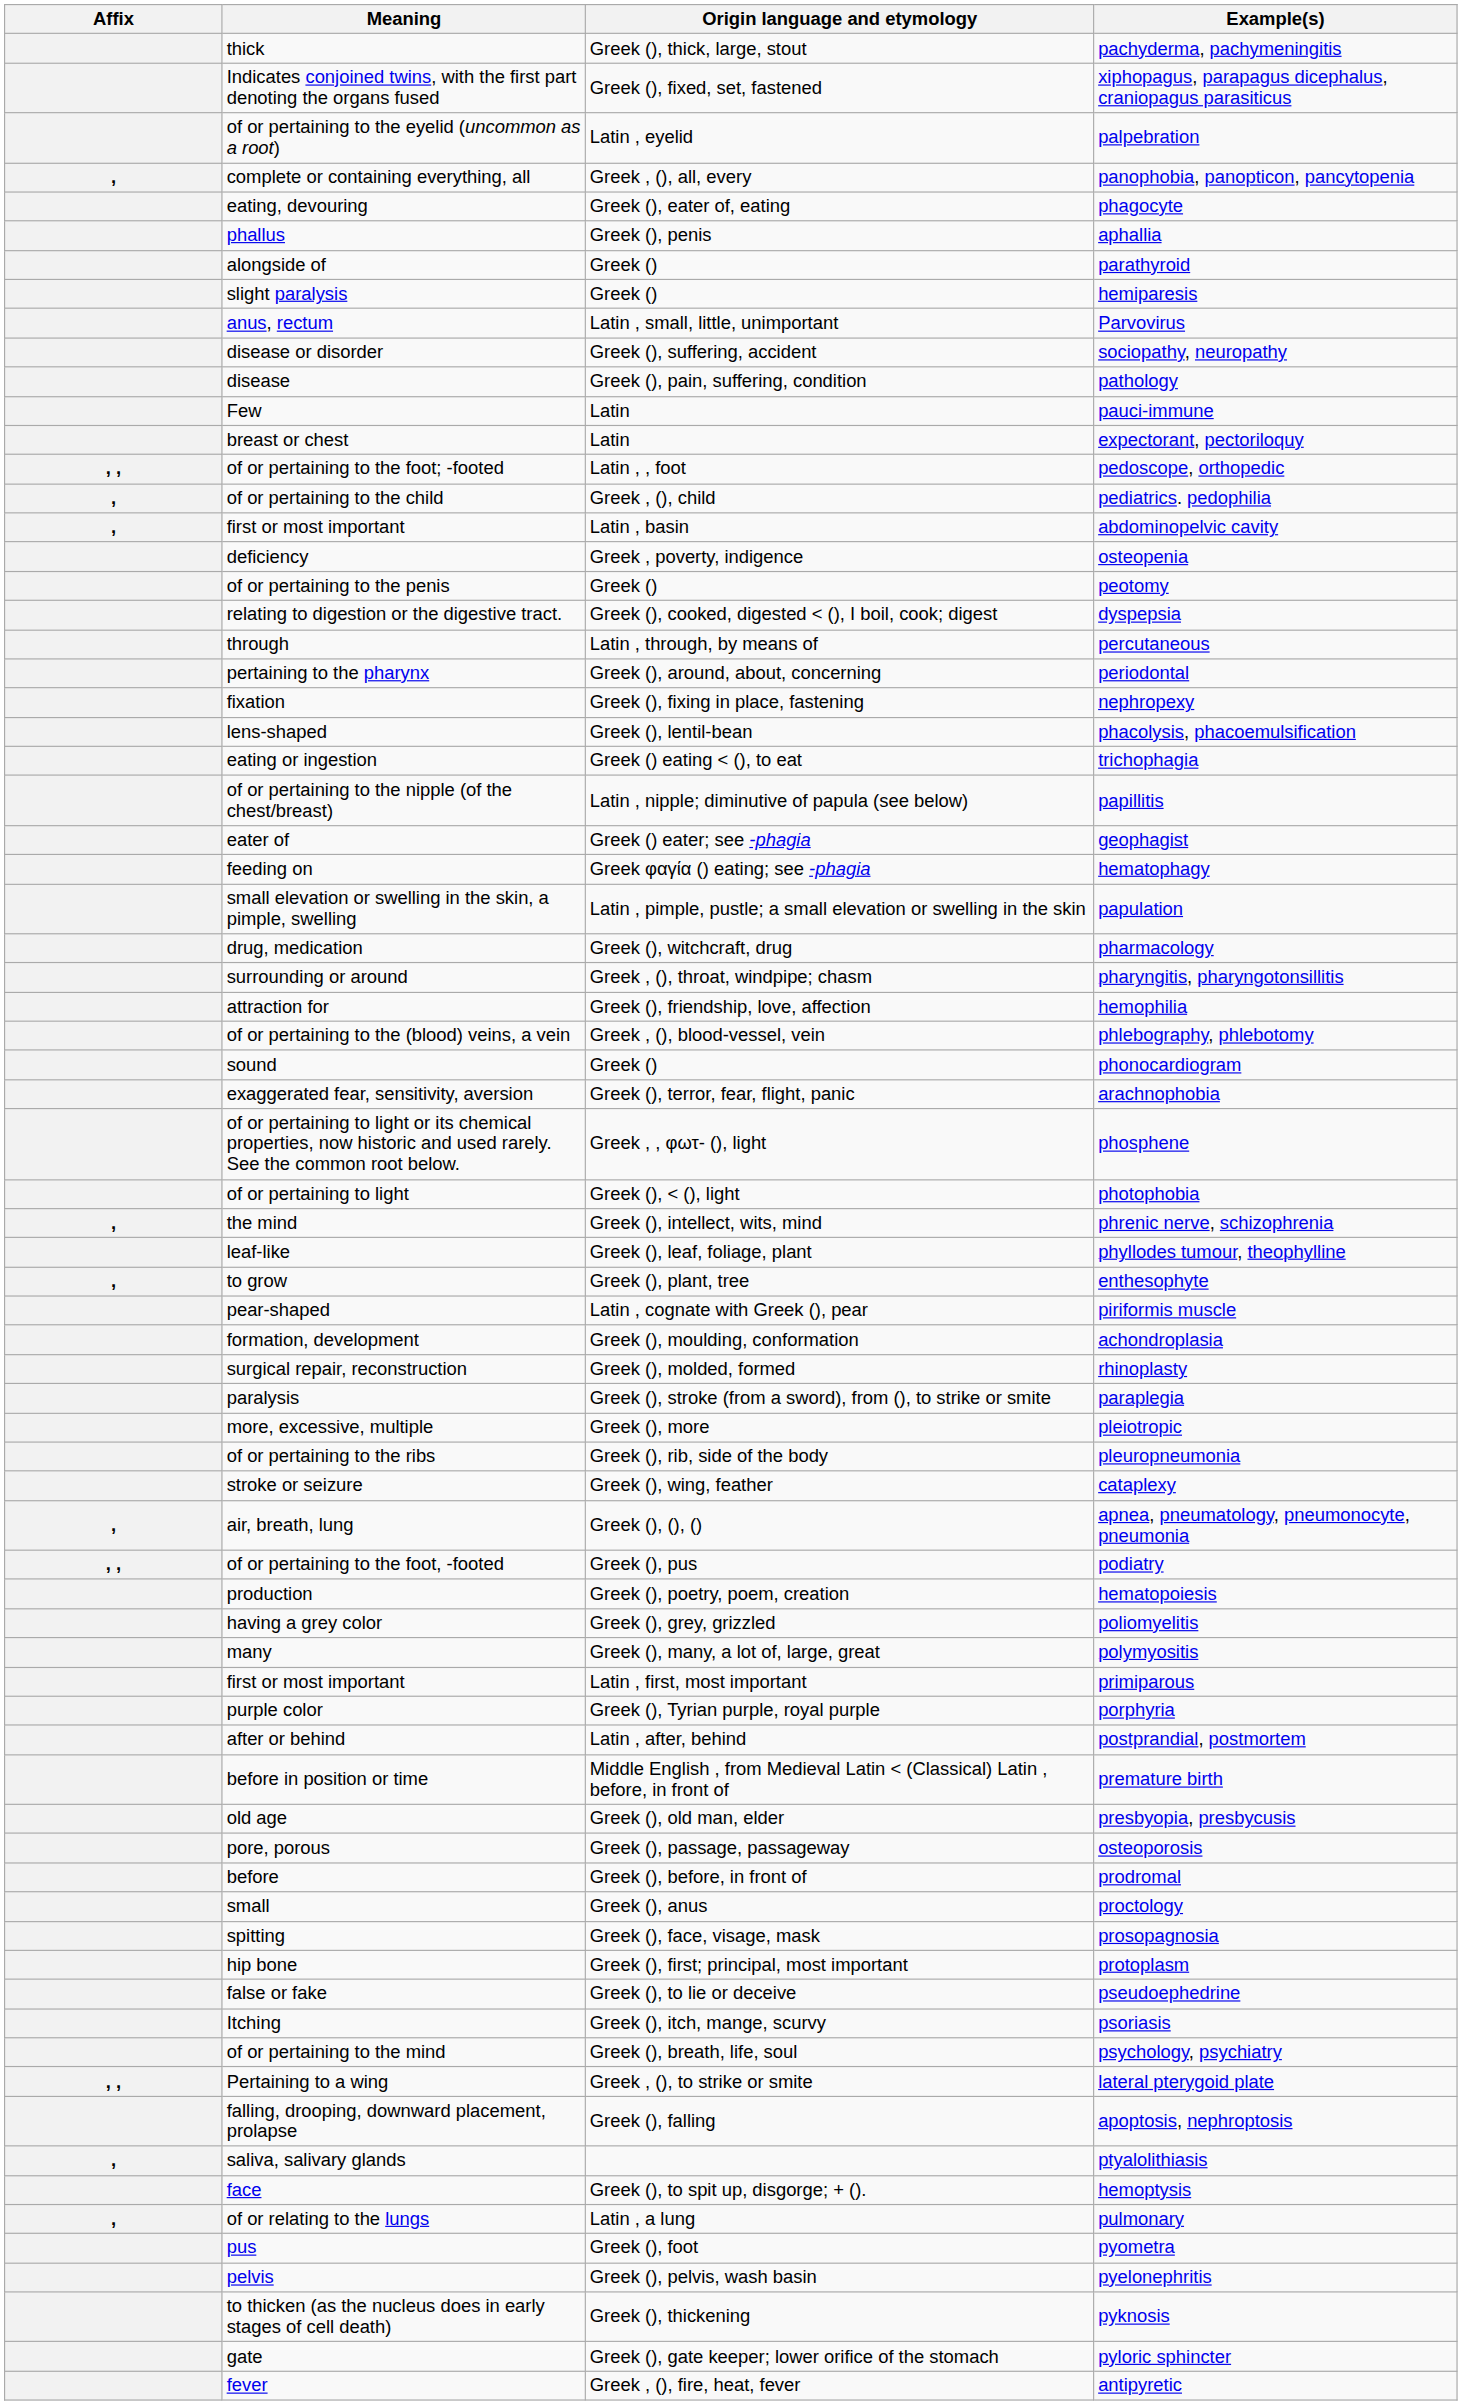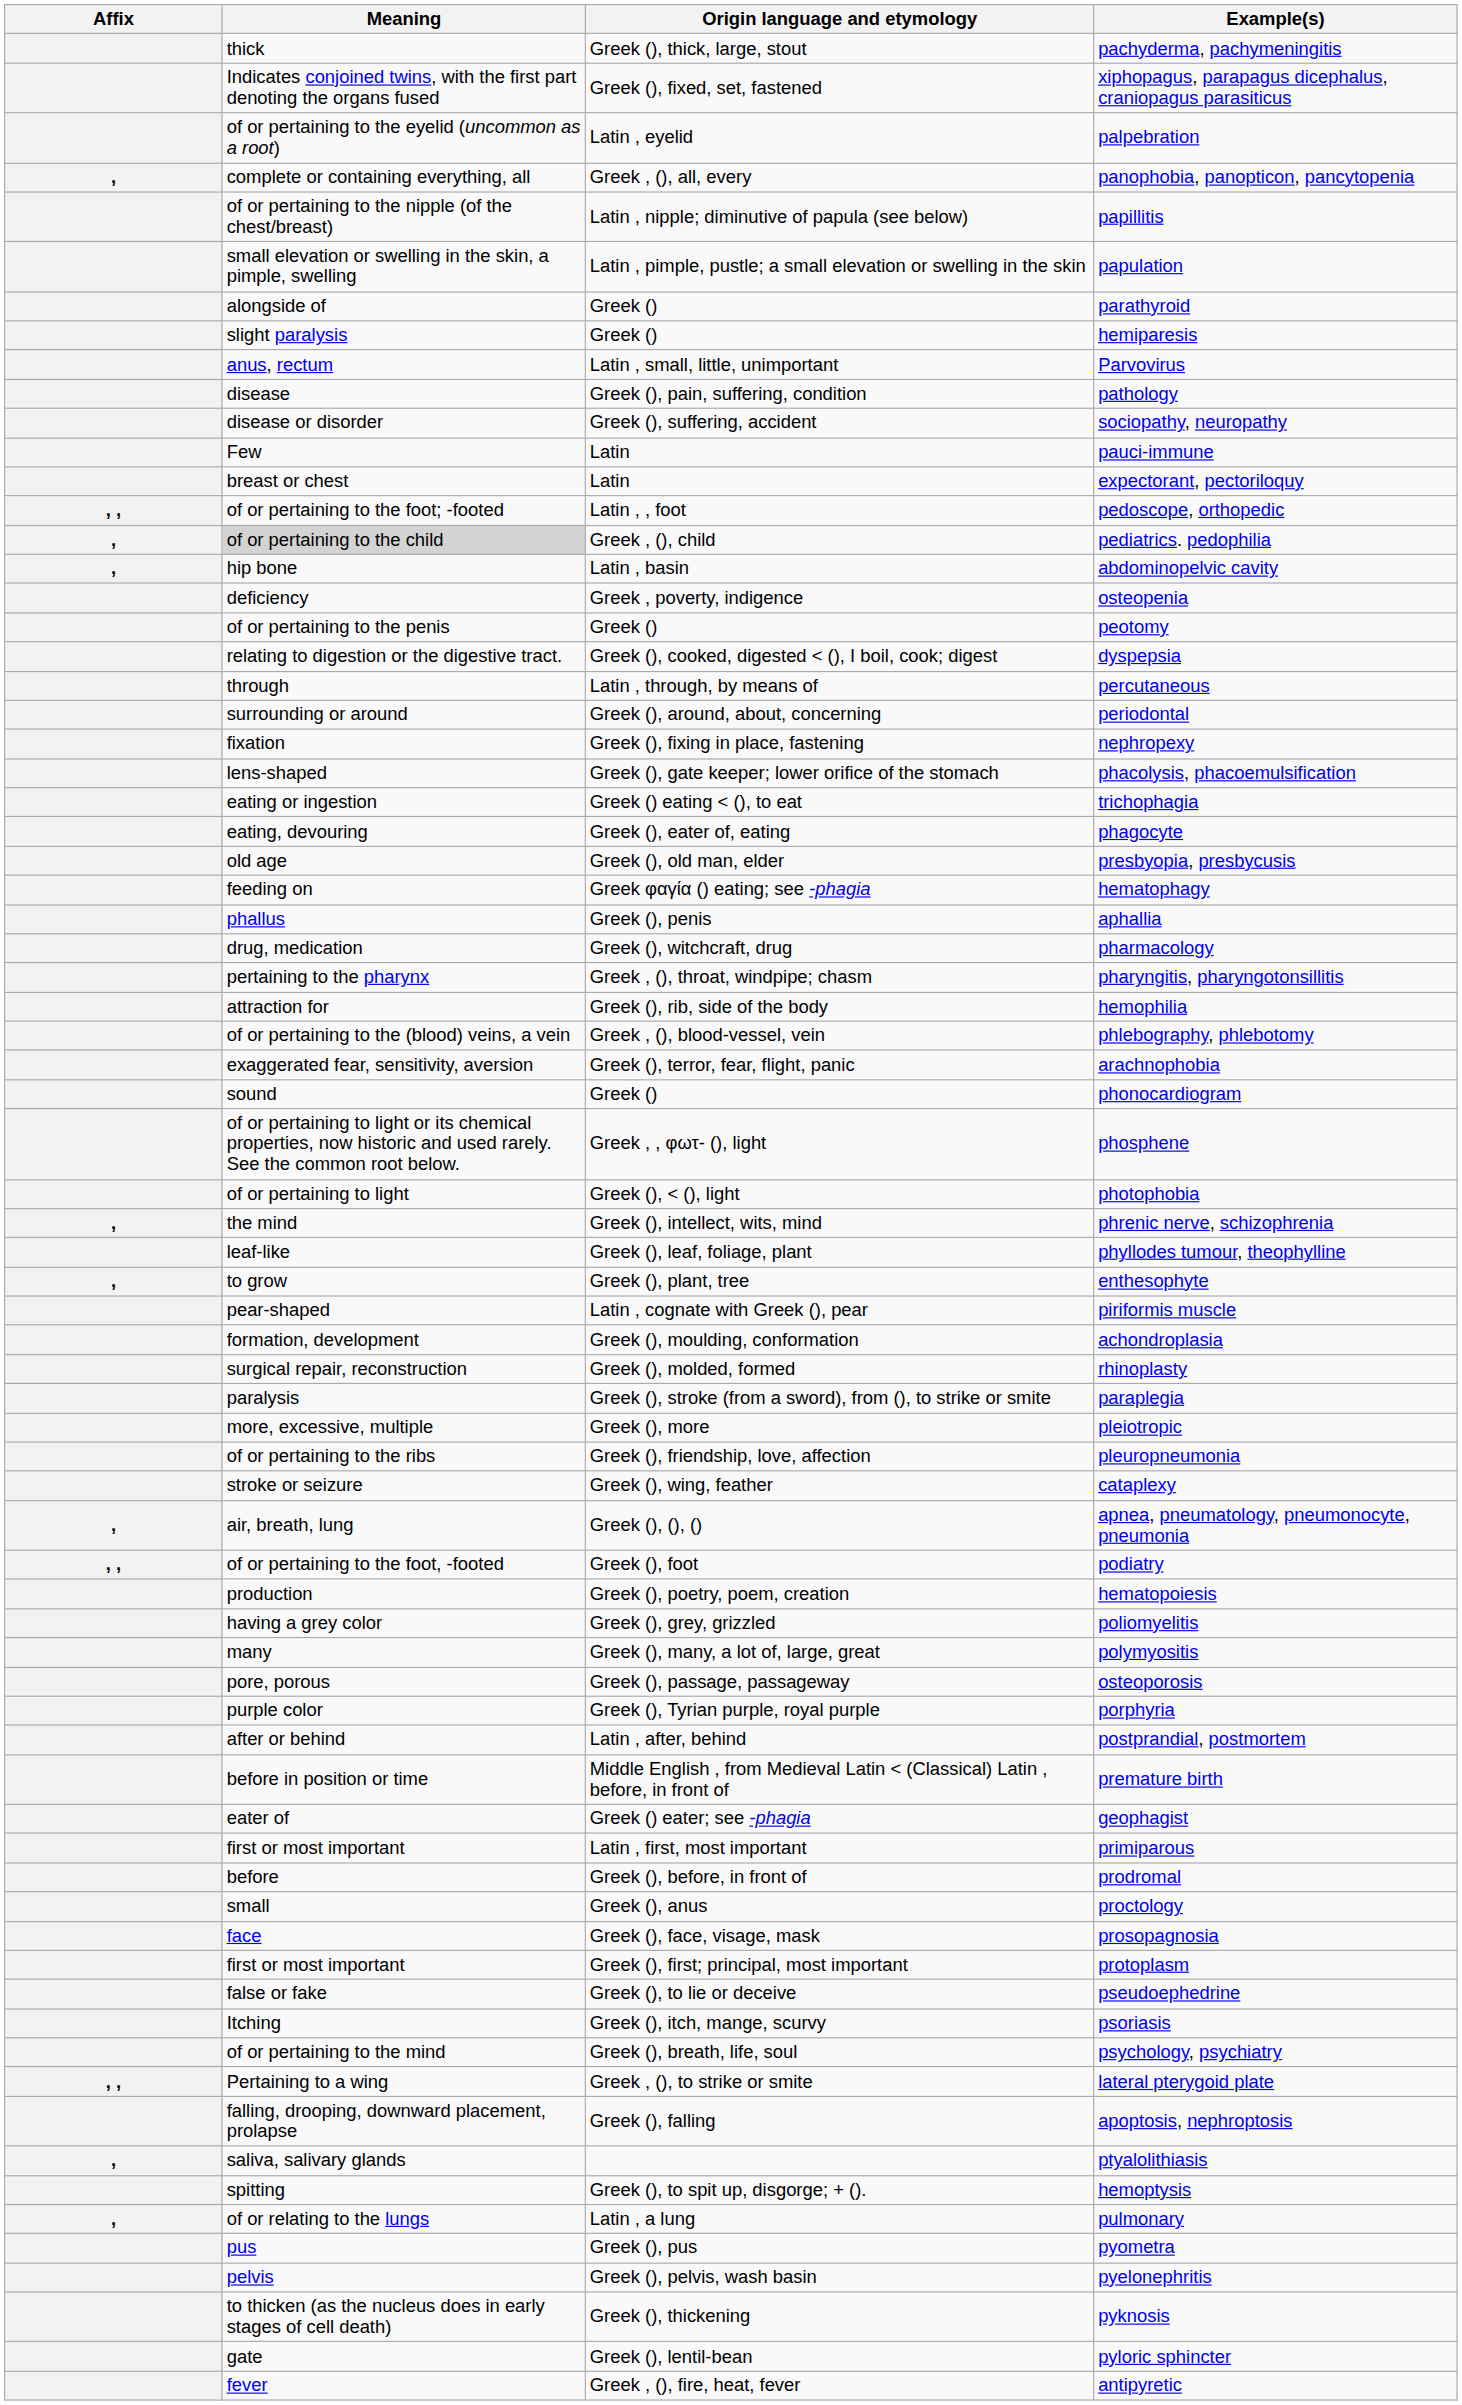rows swapped: (1131, 800) <-> (1141, 206)
rows swapped: (1141, 908) <-> (1130, 235)
rows swapped: (1138, 381) <-> (1193, 352)
(335, 498) no background -> (335, 539) lightgrey background
(316, 527) first or most important -> (262, 568) hip bone
(328, 673) pertaining to the pharynx -> (317, 714) surrounding or around
(671, 731) Greek (), lentil-bean -> (794, 773) Greek (), gate keeper; lower orifice of the stomach
rows swapped: (1143, 839) <-> (1197, 1818)
(317, 977) surrounding or around -> (328, 977) pertaining to the pharynx
(730, 1006) Greek (), friendship, love, affection -> (709, 1006) Greek (), rib, side of the body
rows swapped: (1159, 1094) <-> (1170, 1064)
(709, 1456) Greek (), rib, side of the body -> (730, 1456) Greek (), friendship, love, affection
(643, 1564) Greek (), pus -> (644, 1564) Greek (), foot
rows swapped: (1150, 1848) <-> (1146, 1681)
(256, 1935) spitting -> (244, 1935) face
(262, 1964) hip bone -> (316, 1964) first or most important
(244, 2189) face -> (256, 2189) spitting
(644, 2248) Greek (), foot -> (643, 2248) Greek (), pus
(794, 2356) Greek (), gate keeper; lower orifice of the stomach -> (671, 2356) Greek (), lentil-bean
